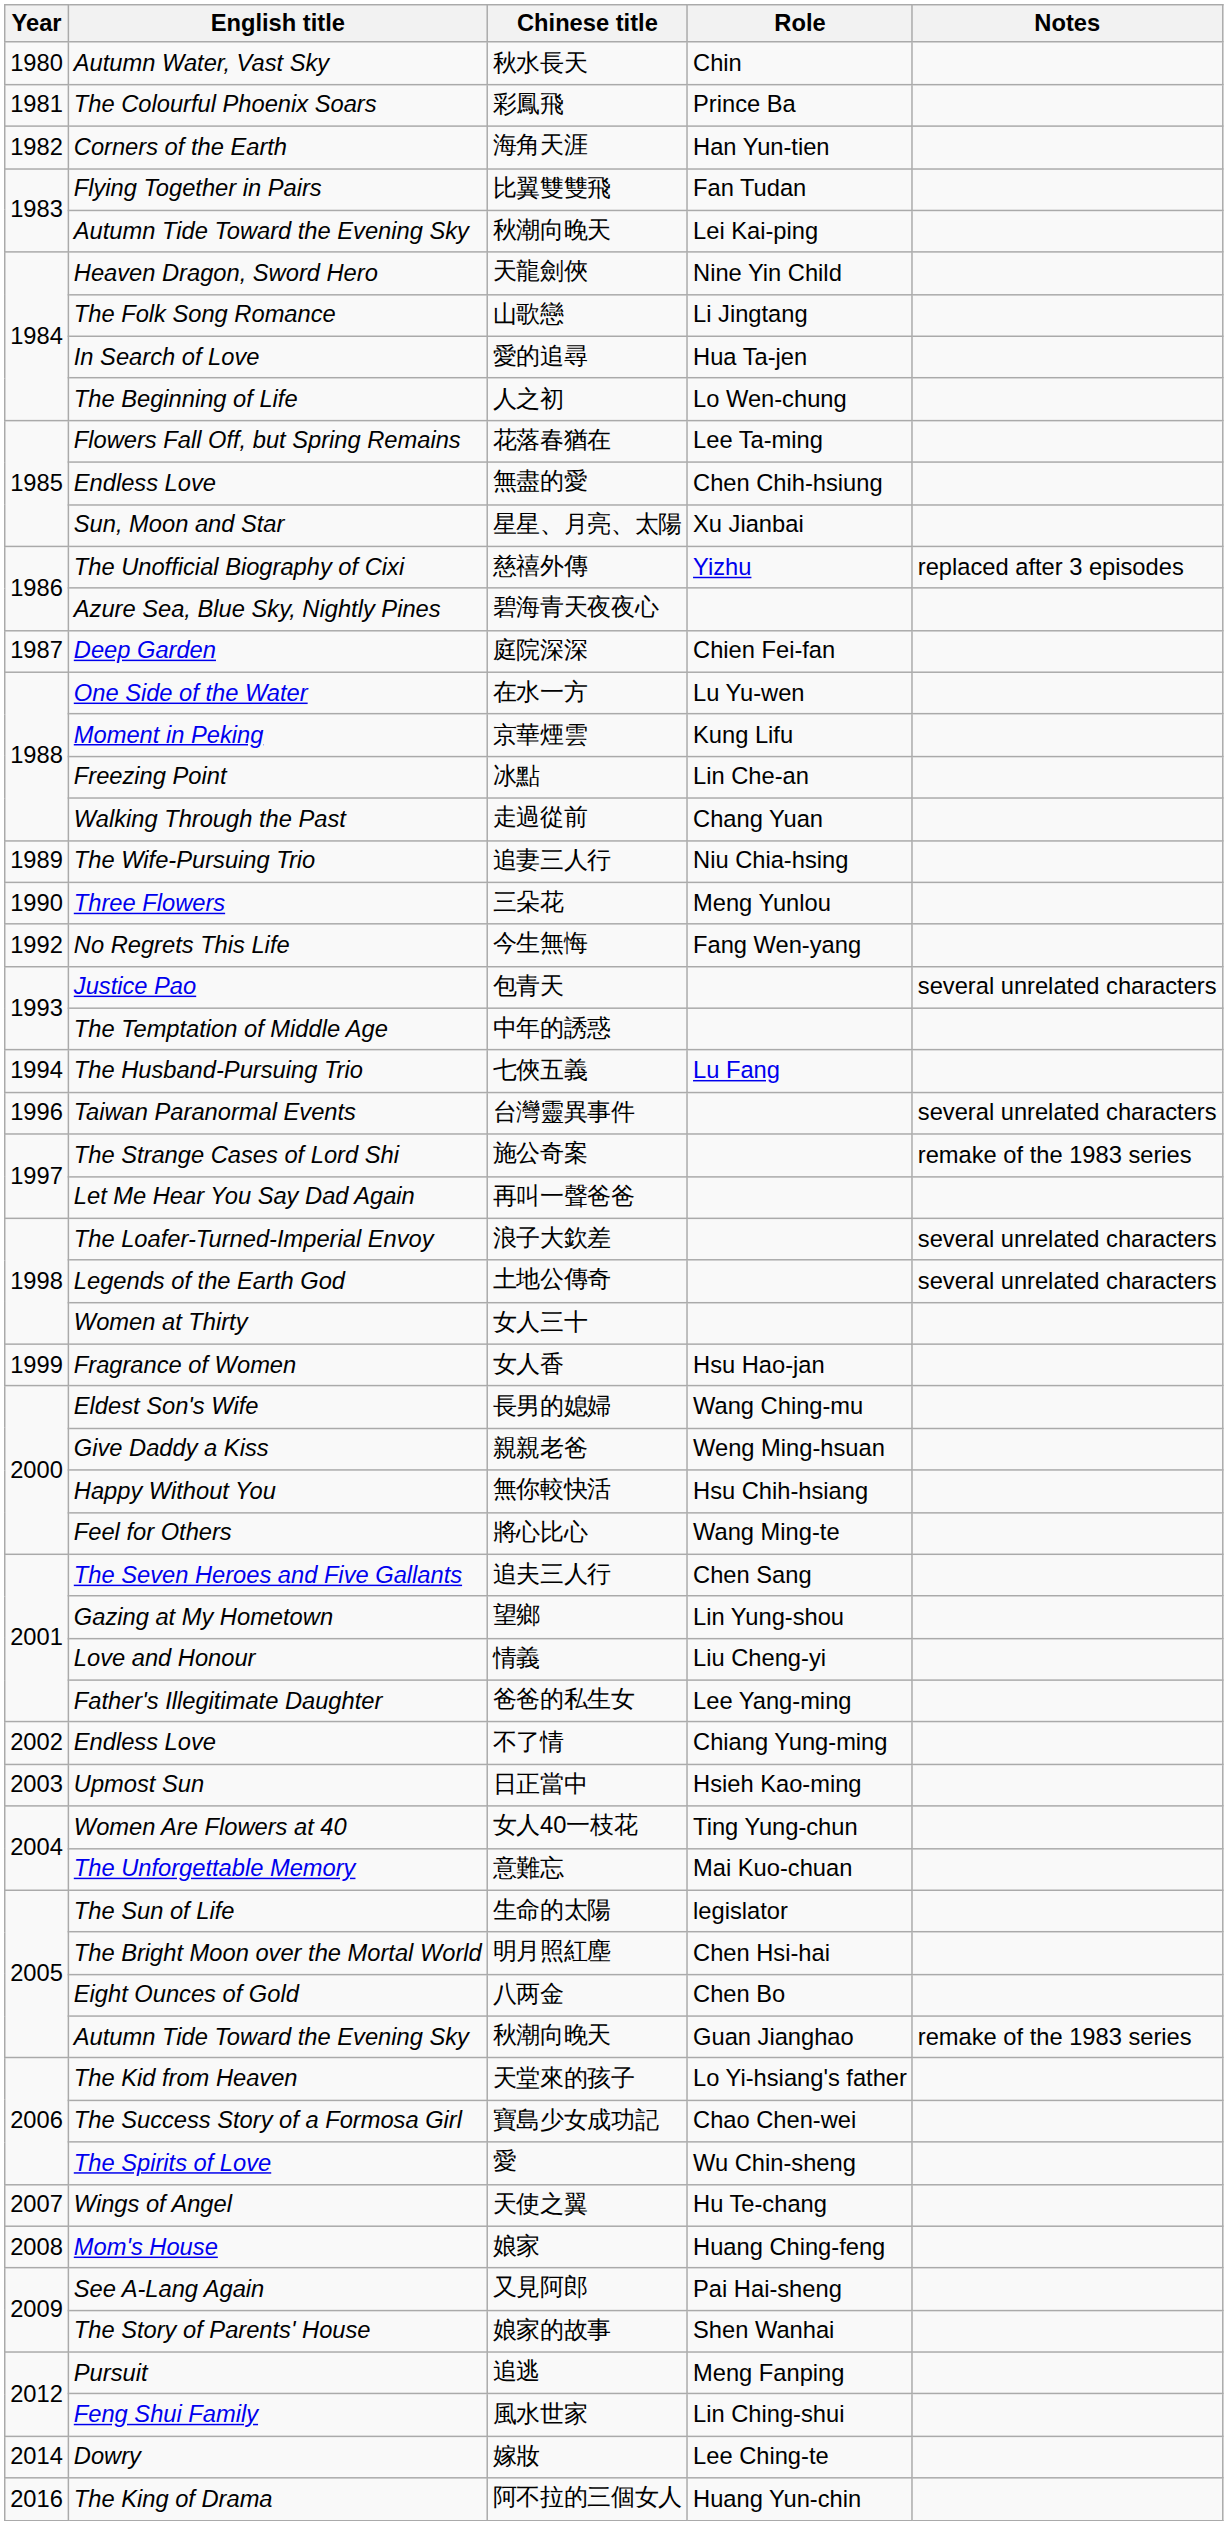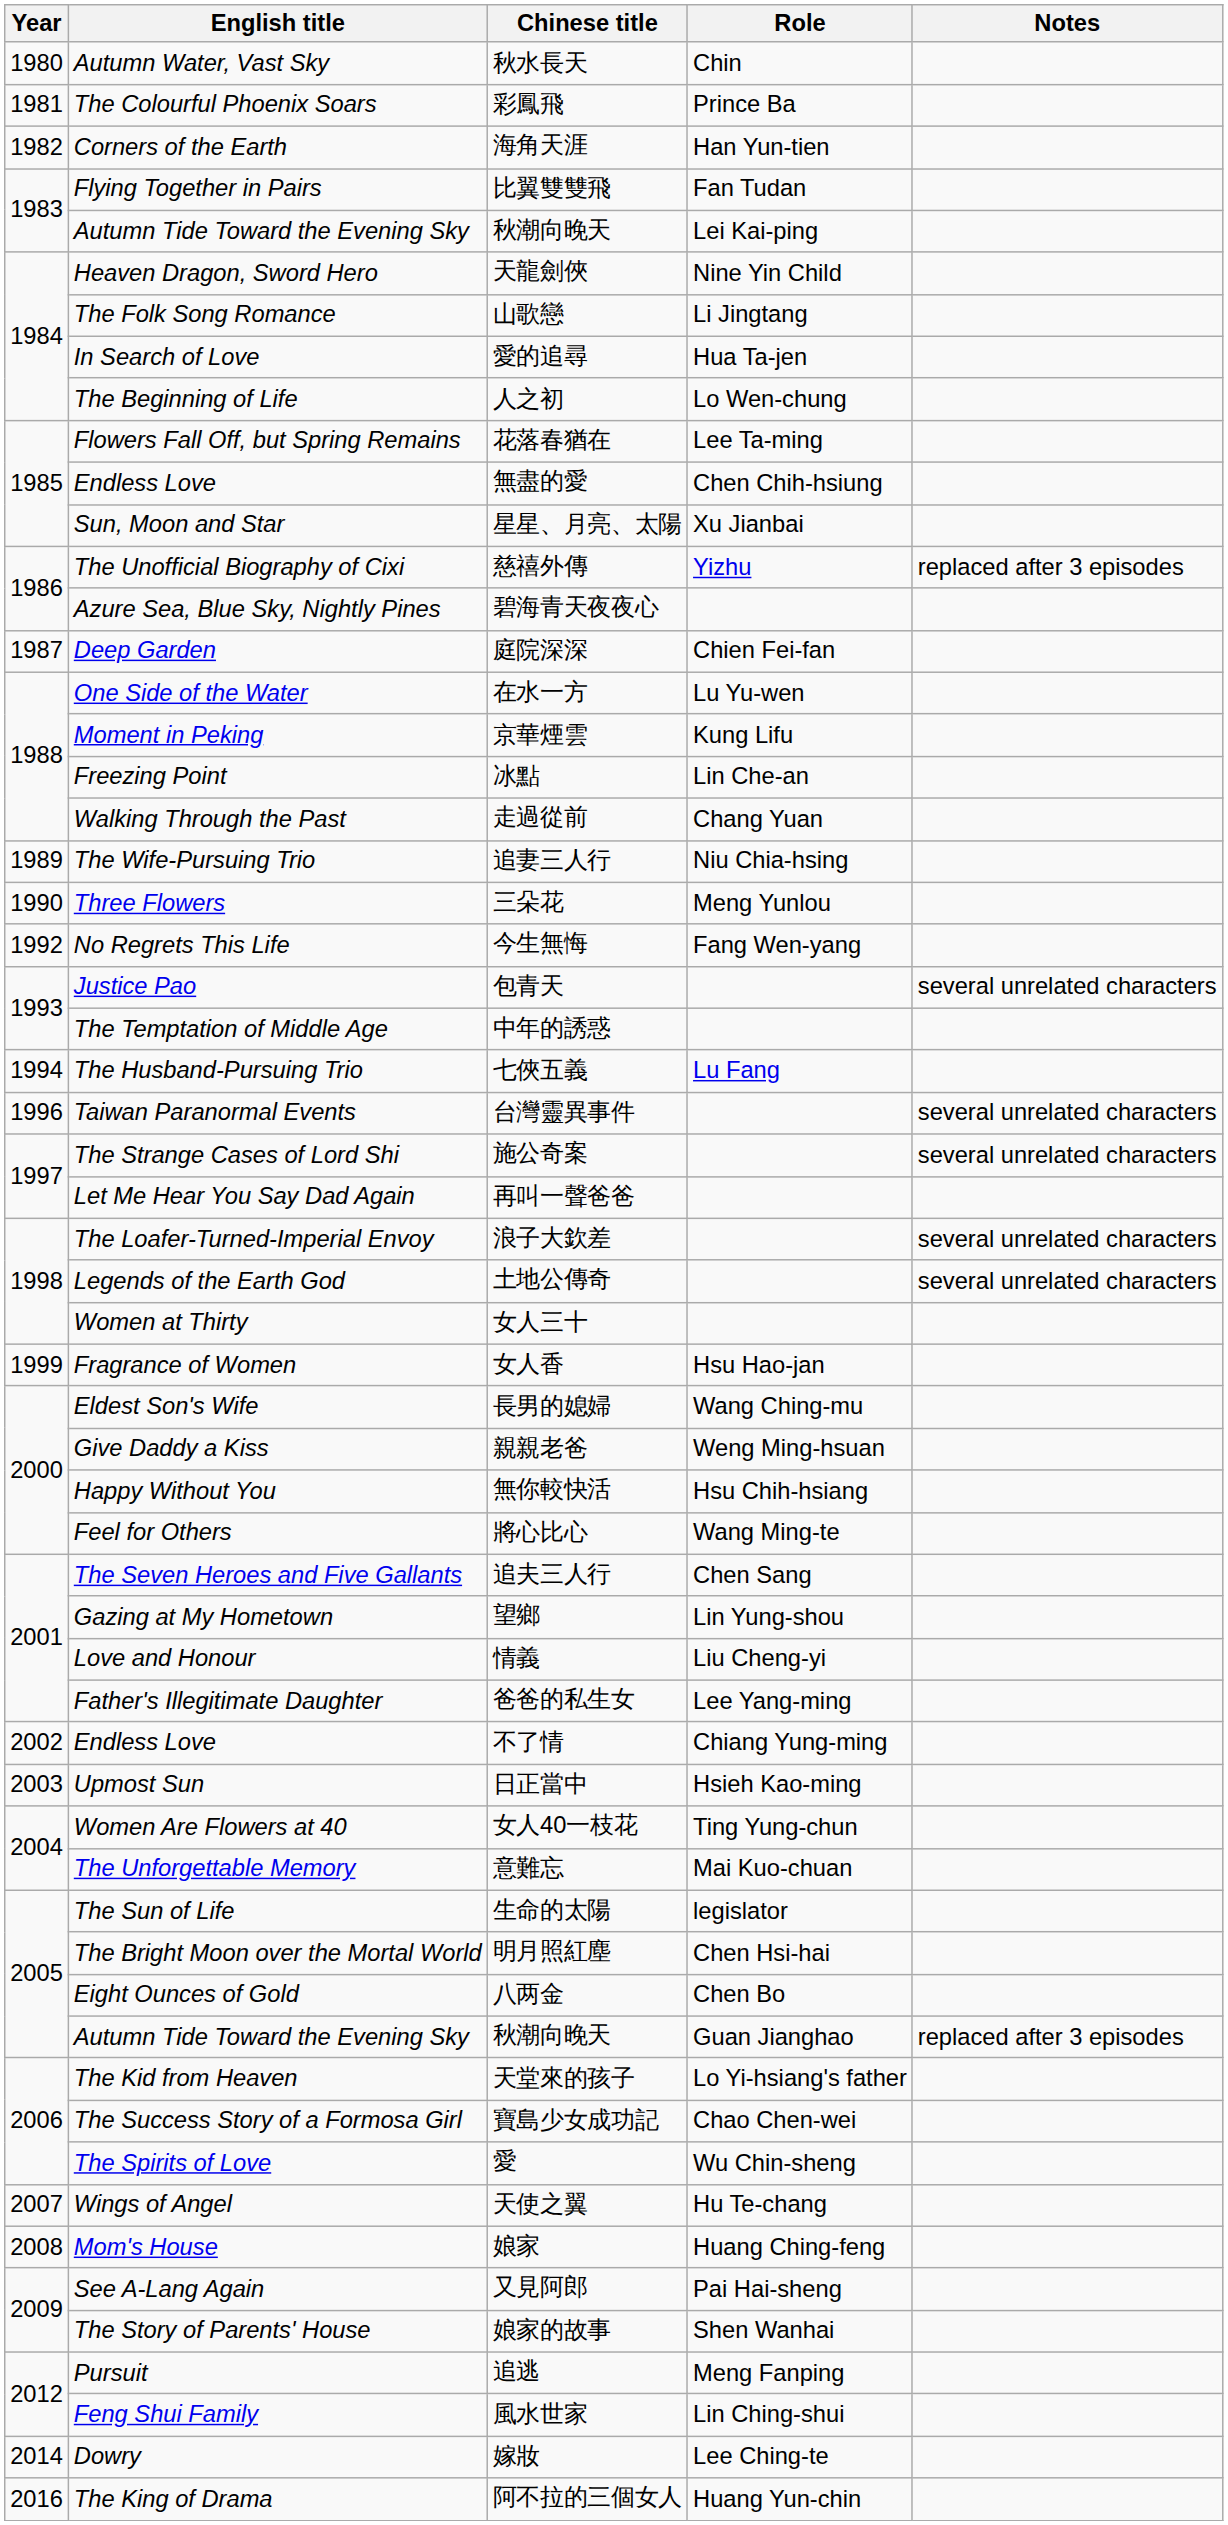(1055, 1154) remake of the 1983 series -> (1067, 1154) several unrelated characters
(1055, 2036) remake of the 1983 series -> (1051, 2036) replaced after 3 episodes
